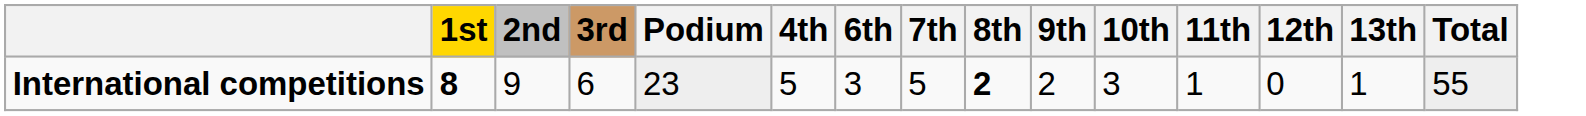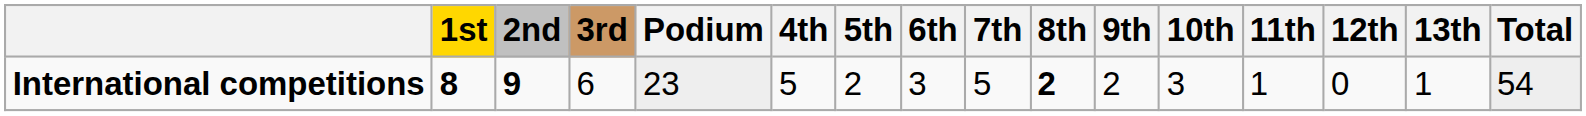+ column: (868, 30)
(512, 82) normal -> (512, 82) bold
(1451, 82) 55 -> (1515, 82) 54
